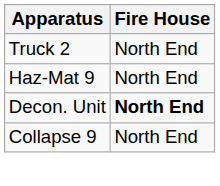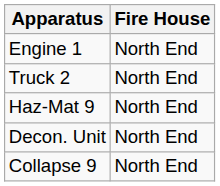+ row: (45, 48)
(159, 107) bold -> (156, 136) normal
